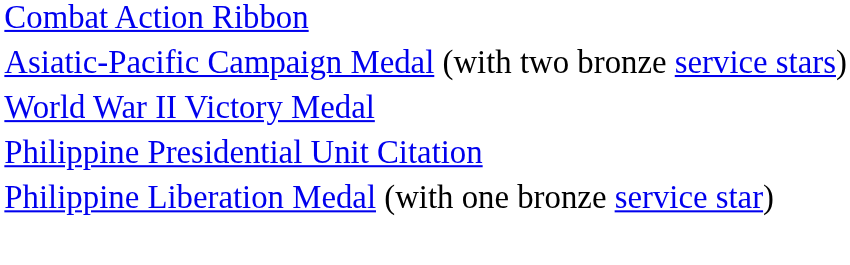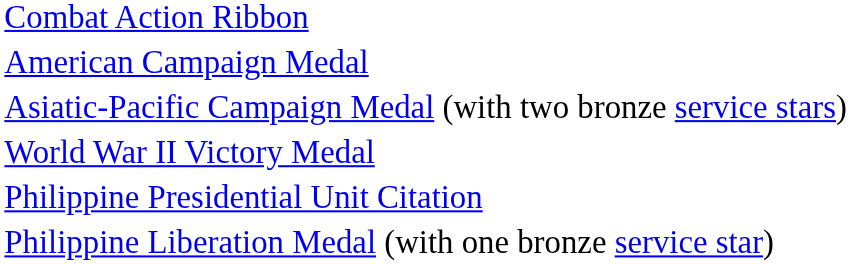+ row: (187, 62)
